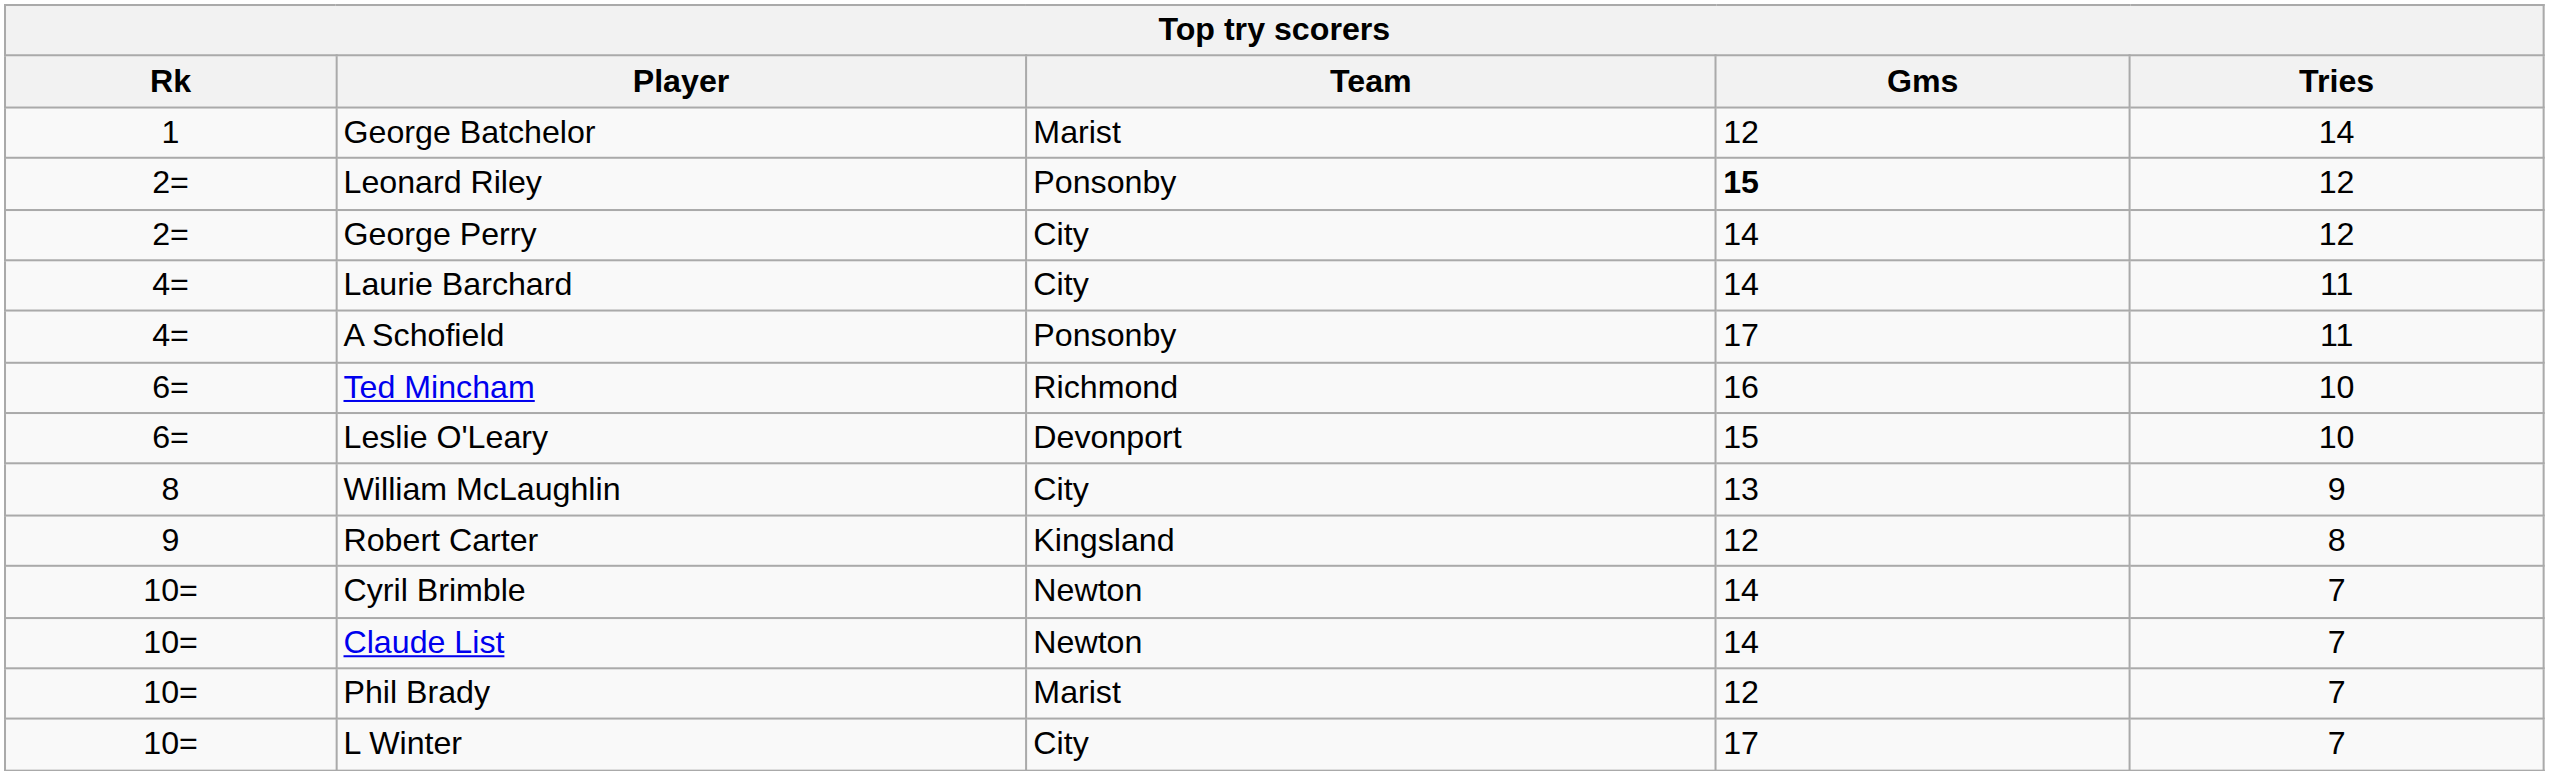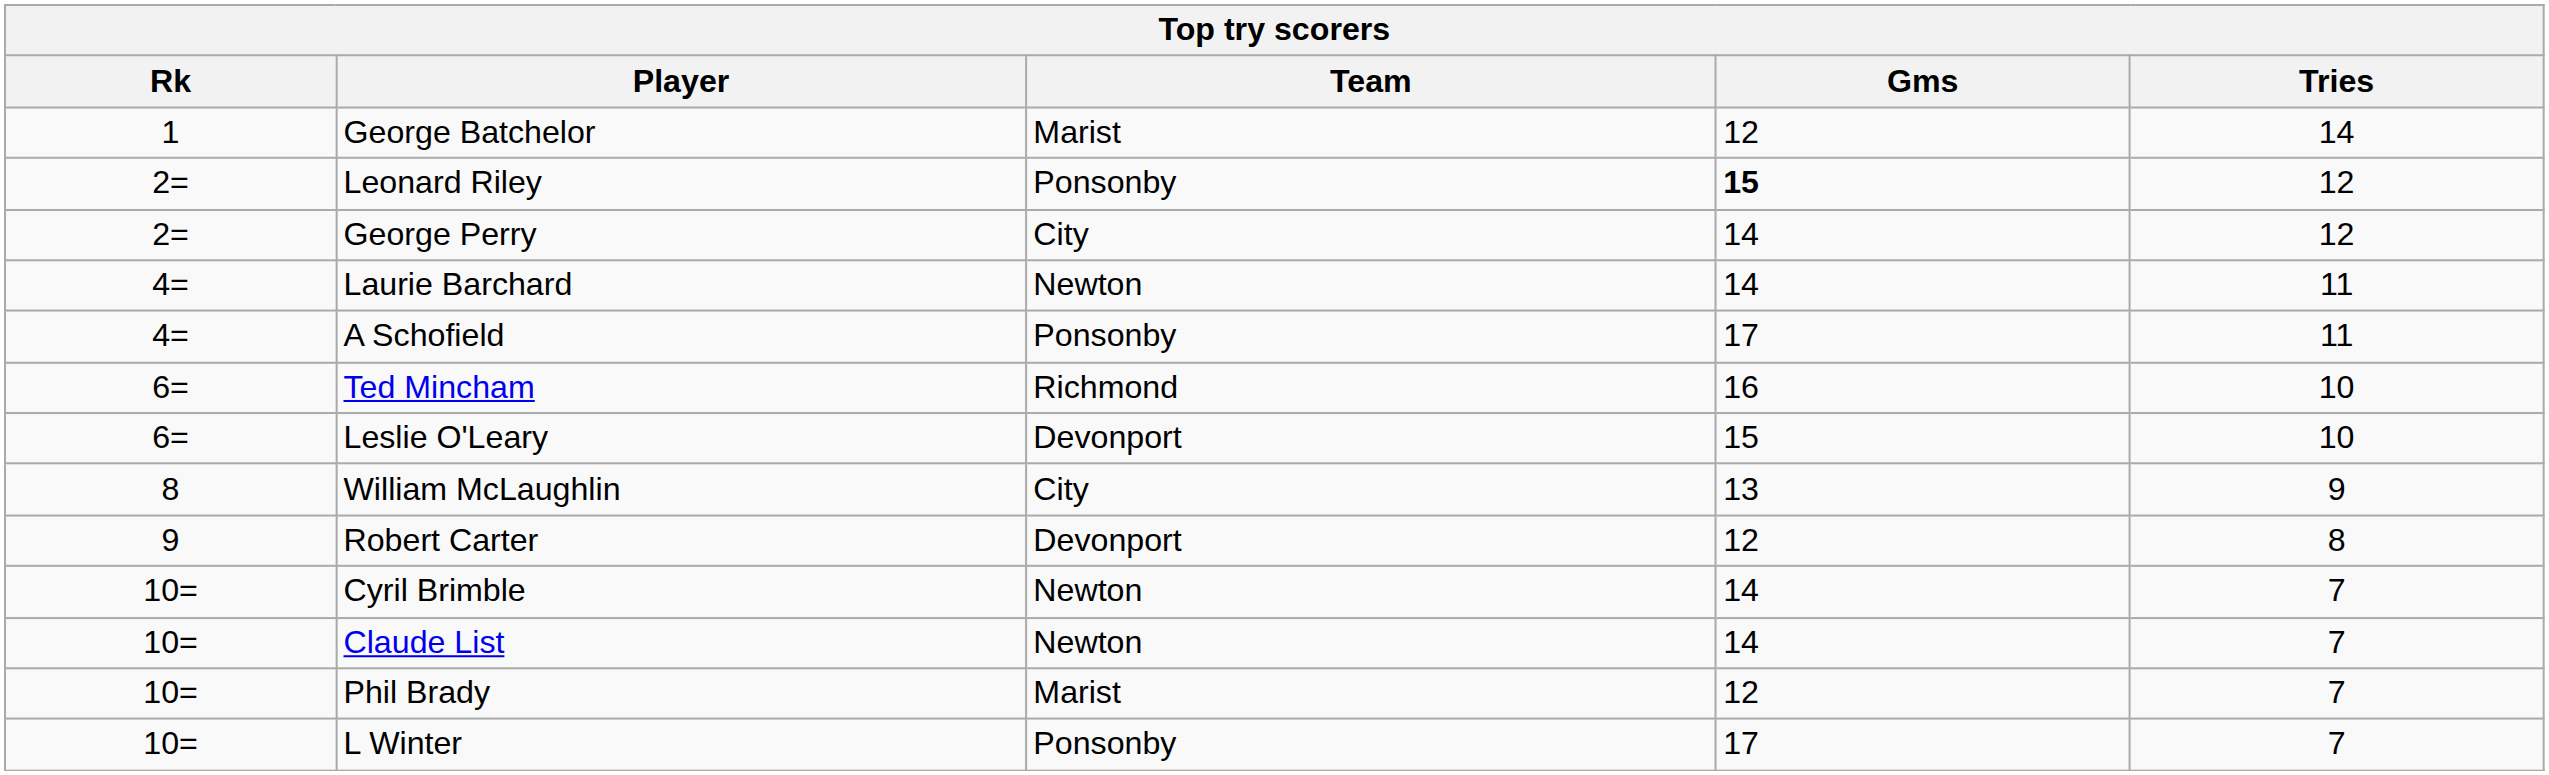(1061, 285) City -> (1088, 285) Newton
(1104, 540) Kingsland -> (1108, 540) Devonport
(1061, 744) City -> (1105, 744) Ponsonby
